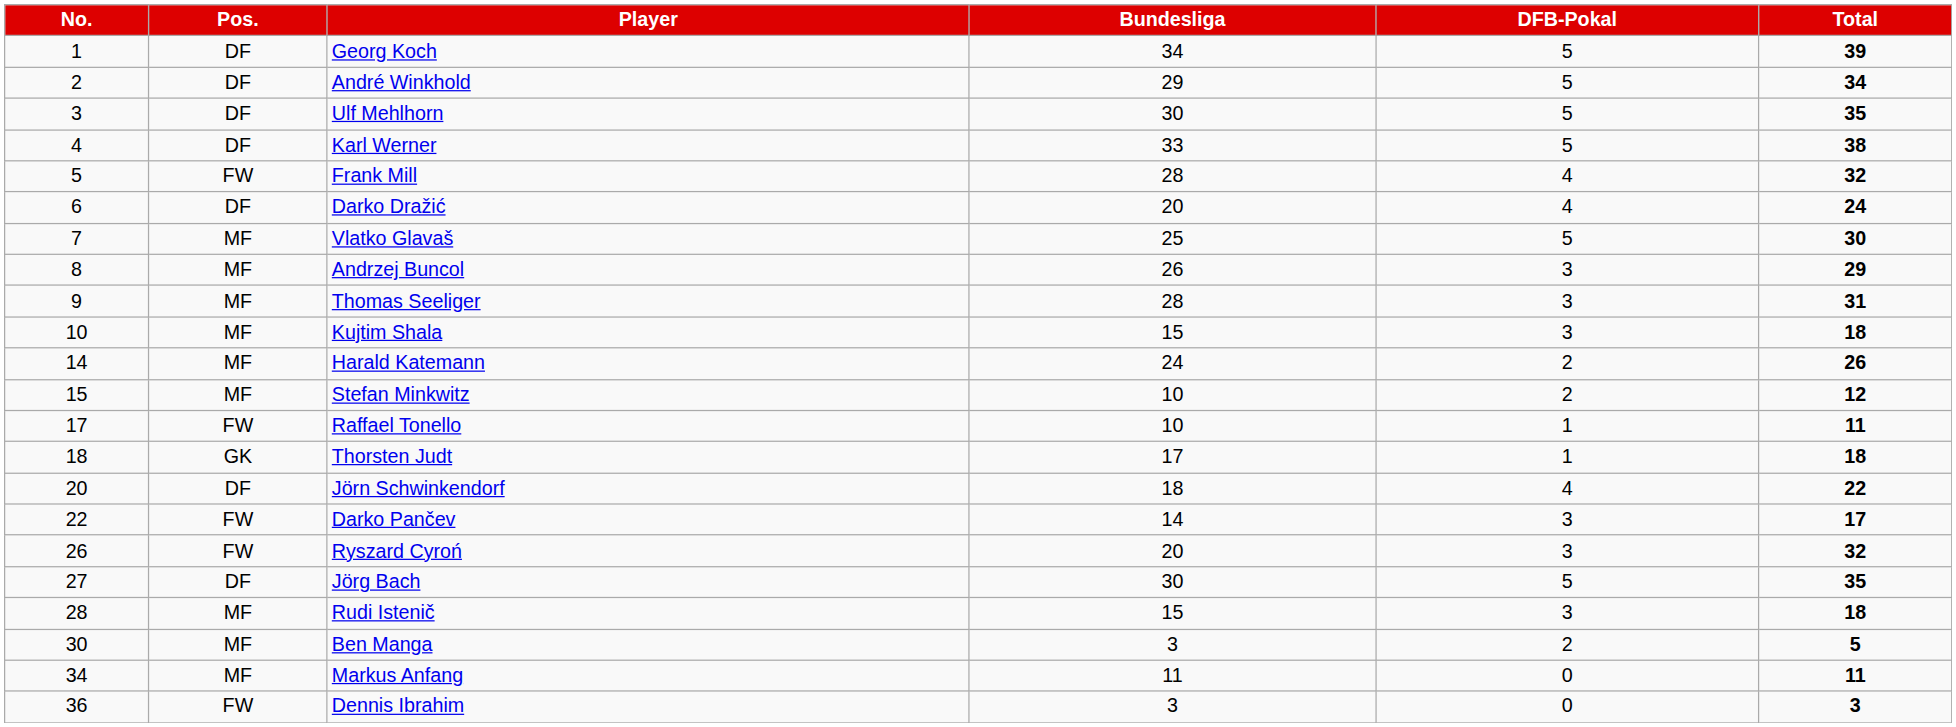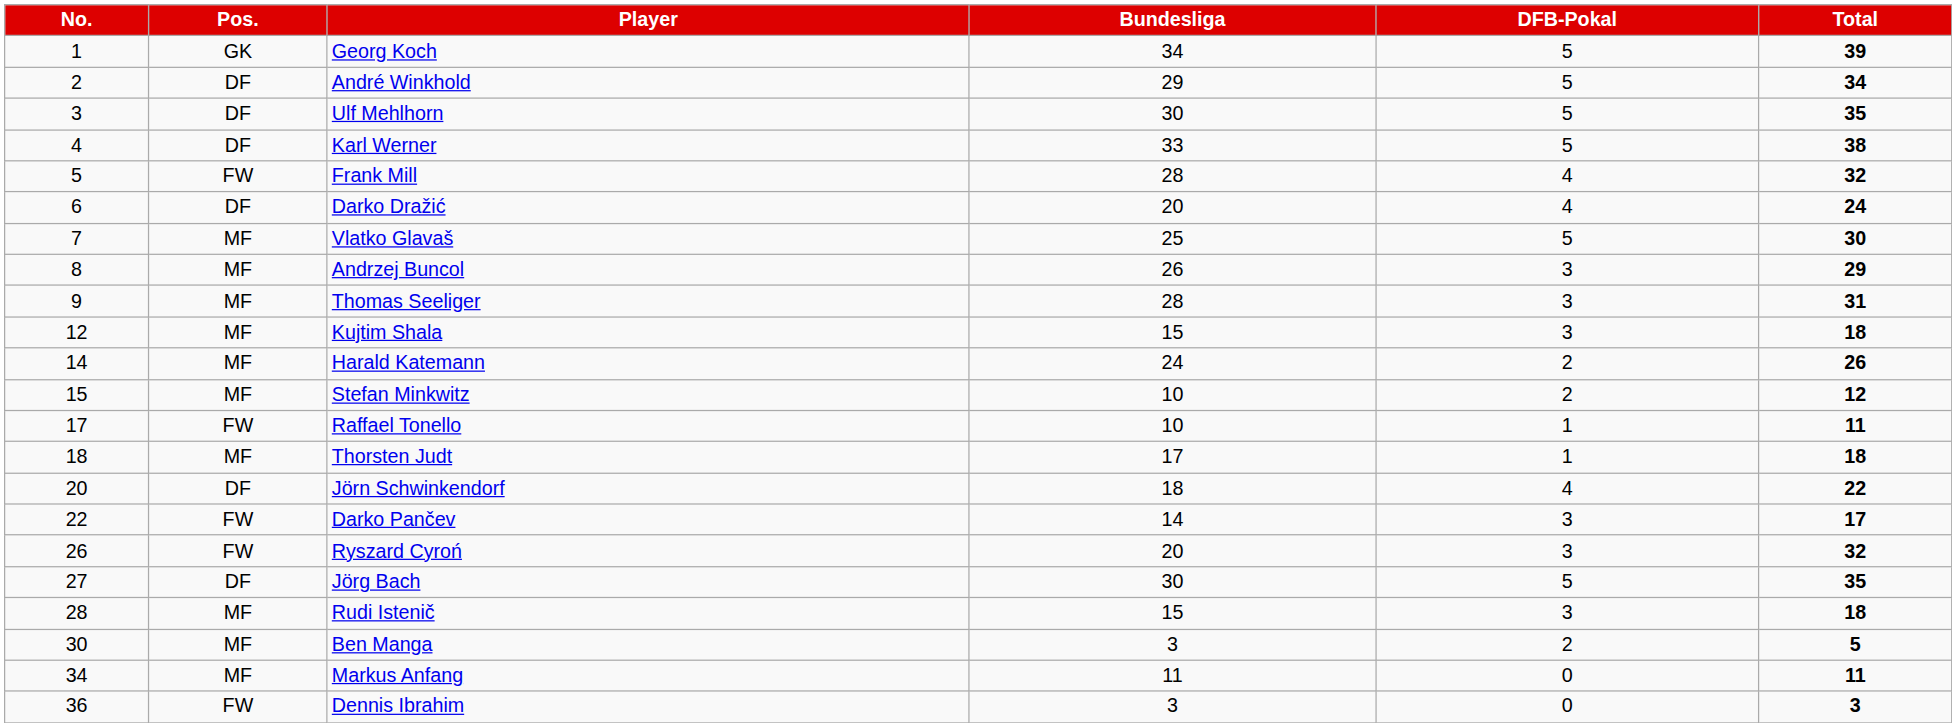(238, 51) DF -> (238, 51) GK
(77, 332) 10 -> (77, 332) 12
(238, 457) GK -> (238, 457) MF
